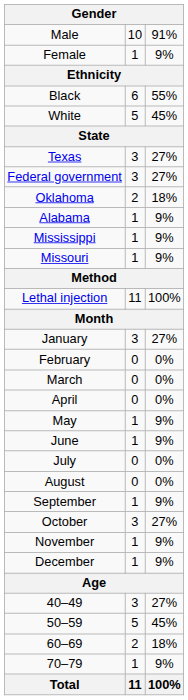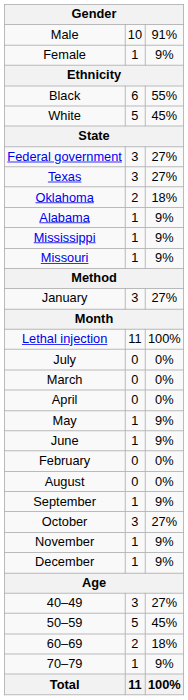rows swapped: (65, 177) <-> (65, 156)
rows swapped: (65, 298) <-> (65, 339)
rows swapped: (65, 359) <-> (65, 461)
